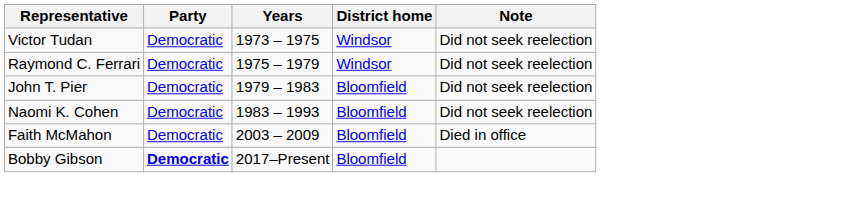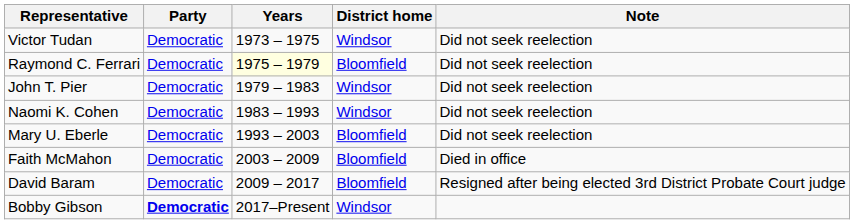(278, 64) no background -> (278, 64) lightyellow background
(364, 64) Windsor -> (371, 64) Bloomfield
(371, 87) Bloomfield -> (364, 87) Windsor
(371, 111) Bloomfield -> (364, 111) Windsor
+ row: (58, 135)
+ row: (51, 183)
(371, 159) Bloomfield -> (364, 207) Windsor
